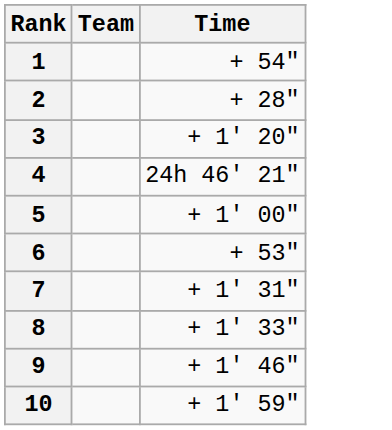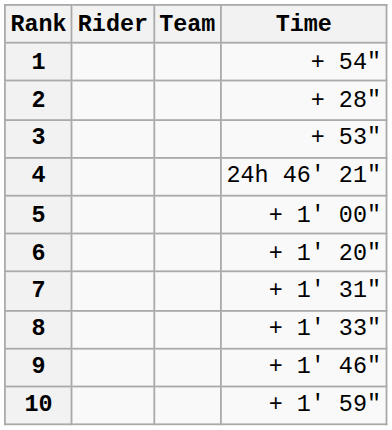+ column: (113, 24)
(243, 138) + 1' 20" -> (346, 138) + 53"
(265, 253) + 53" -> (325, 253) + 1' 20"
